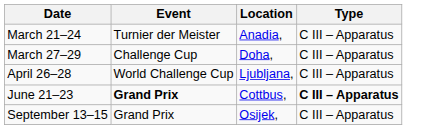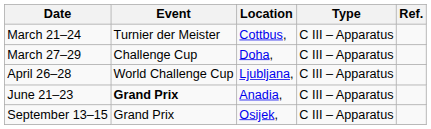+ column: (411, 14)
(261, 34) Anadia, -> (263, 34) Cottbus,
(263, 94) Cottbus, -> (261, 94) Anadia,
(349, 94) bold -> (346, 94) normal
